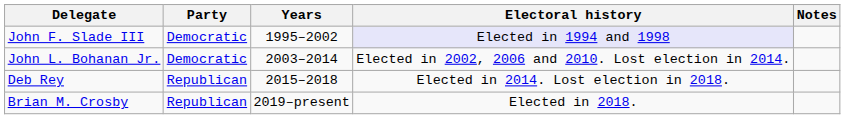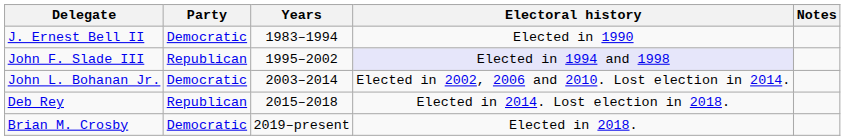+ row: (76, 37)
(207, 37) Democratic -> (207, 59) Republican
(207, 103) Republican -> (207, 125) Democratic
